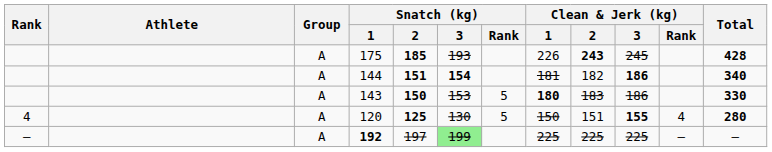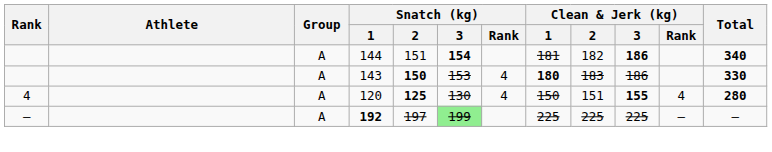- row: (371, 55)
(415, 76) bold -> (415, 55) normal
(504, 96) 5 -> (504, 76) 4
(504, 116) 5 -> (504, 96) 4
